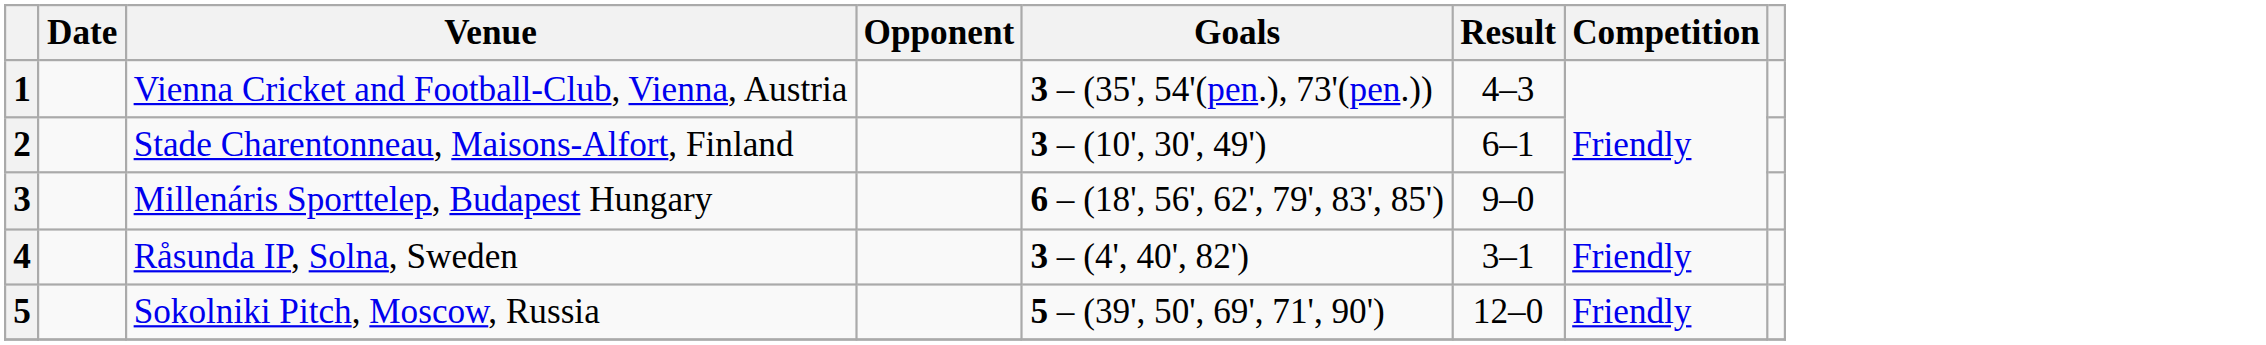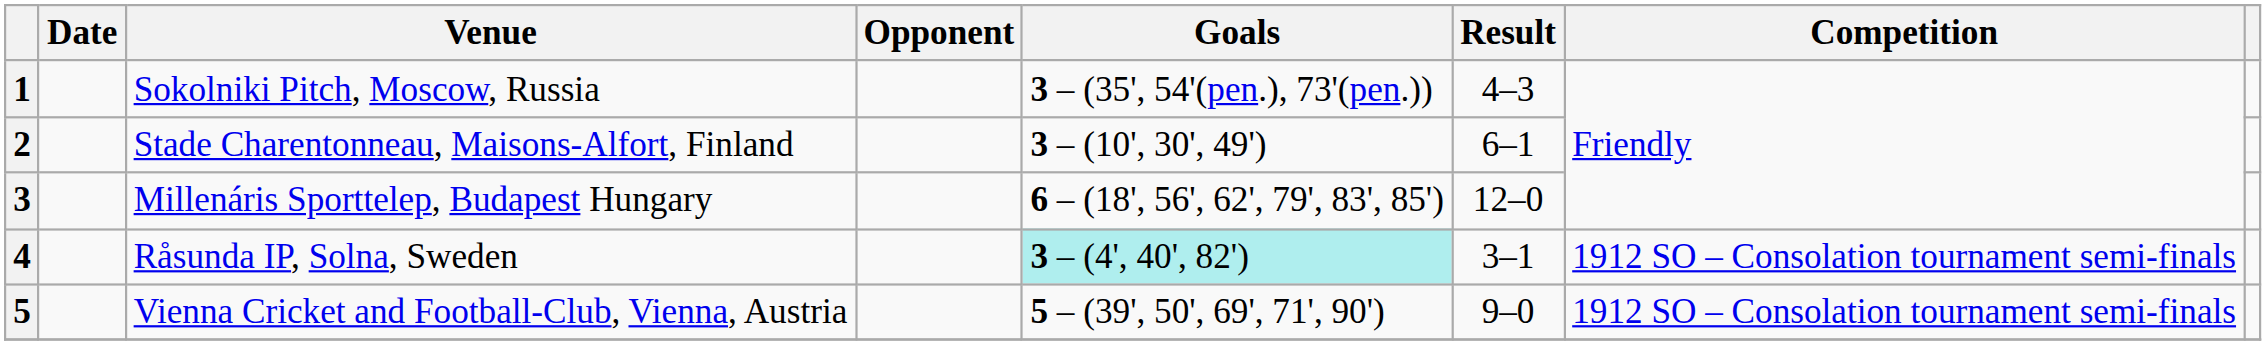(490, 88) Vienna Cricket and Football-Club, Vienna, Austria -> (367, 88) Sokolniki Pitch, Moscow, Russia
(1508, 199) 9–0 -> (1508, 199) 12–0
(1140, 255) no background -> (1140, 255) paleturquoise background
(1632, 255) Friendly -> (1904, 255) 1912 SO – Consolation tournament semi-finals
(367, 311) Sokolniki Pitch, Moscow, Russia -> (490, 311) Vienna Cricket and Football-Club, Vienna, Austria
(1508, 311) 12–0 -> (1508, 311) 9–0
(1632, 311) Friendly -> (1904, 311) 1912 SO – Consolation tournament semi-finals
